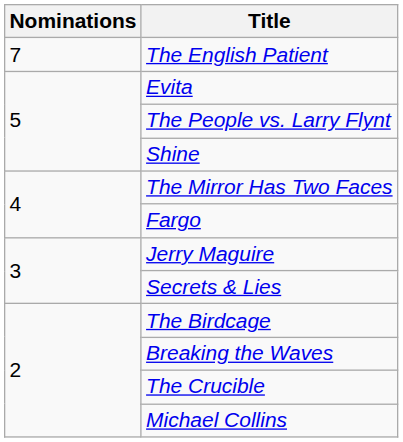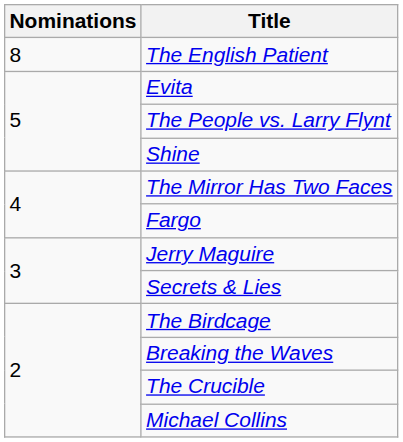(15, 54) 7 -> (15, 54) 8
